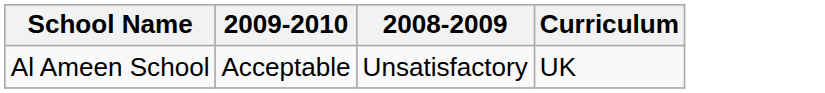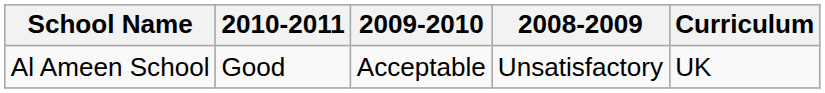+ column: (283, 25)
